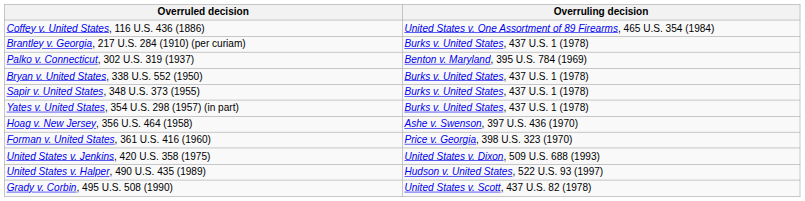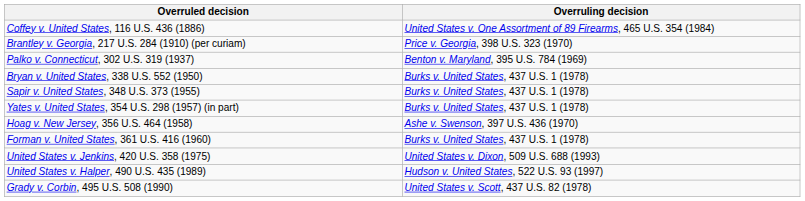(497, 44) Burks v. United States, 437 U.S. 1 (1978) -> (488, 44) Price v. Georgia, 398 U.S. 323 (1970)
(488, 140) Price v. Georgia, 398 U.S. 323 (1970) -> (497, 140) Burks v. United States, 437 U.S. 1 (1978)
